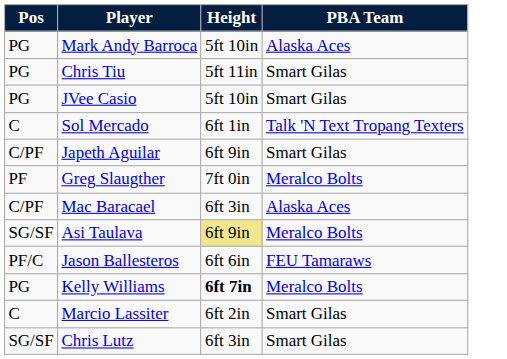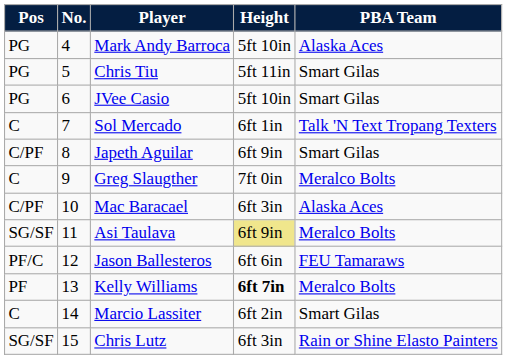+ column: (74, 17)
(18, 179) PF -> (14, 179) C
(19, 286) PG -> (18, 286) PF
(306, 340) Smart Gilas -> (398, 340) Rain or Shine Elasto Painters
